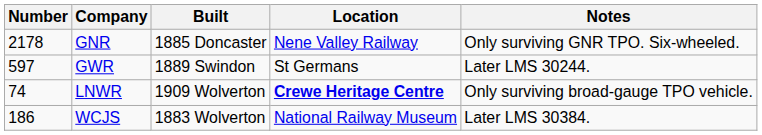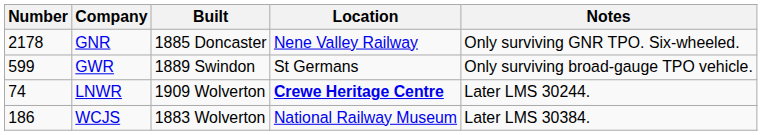(21, 67) 597 -> (21, 67) 599
(527, 67) Later LMS 30244. -> (609, 67) Only surviving broad-gauge TPO vehicle.
(609, 92) Only surviving broad-gauge TPO vehicle. -> (527, 92) Later LMS 30244.
